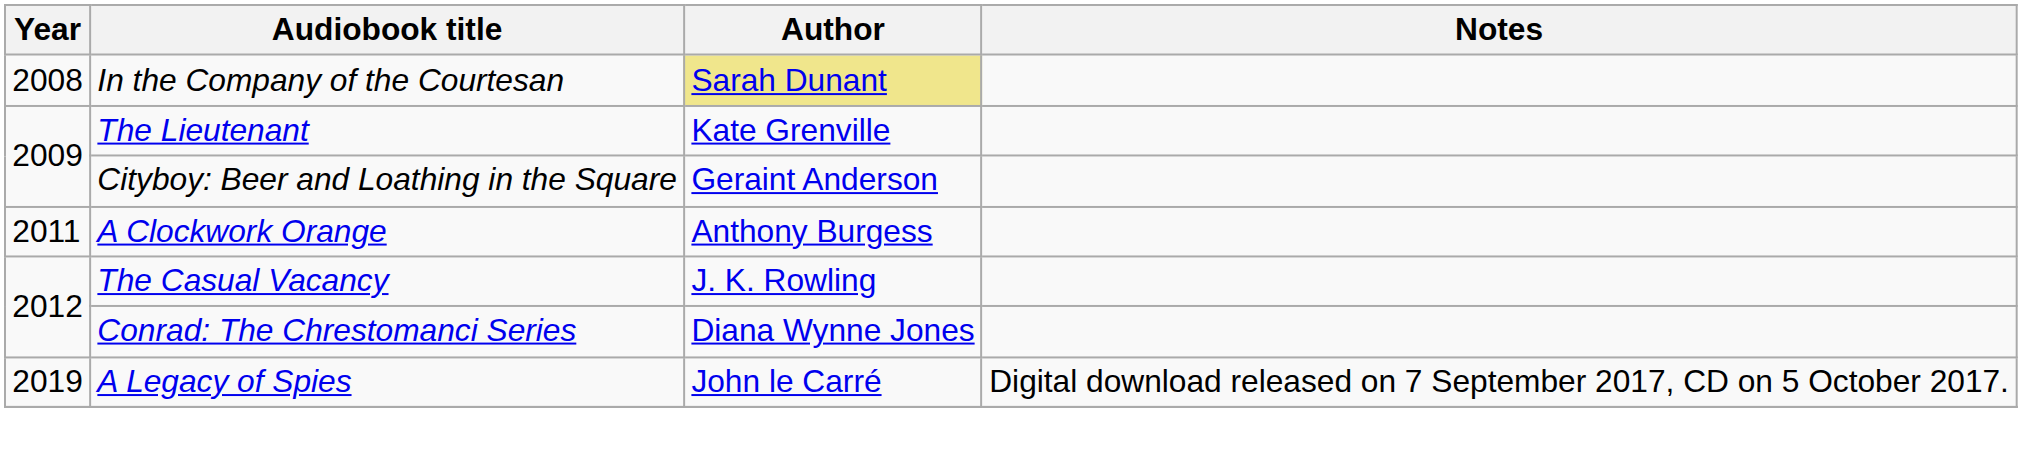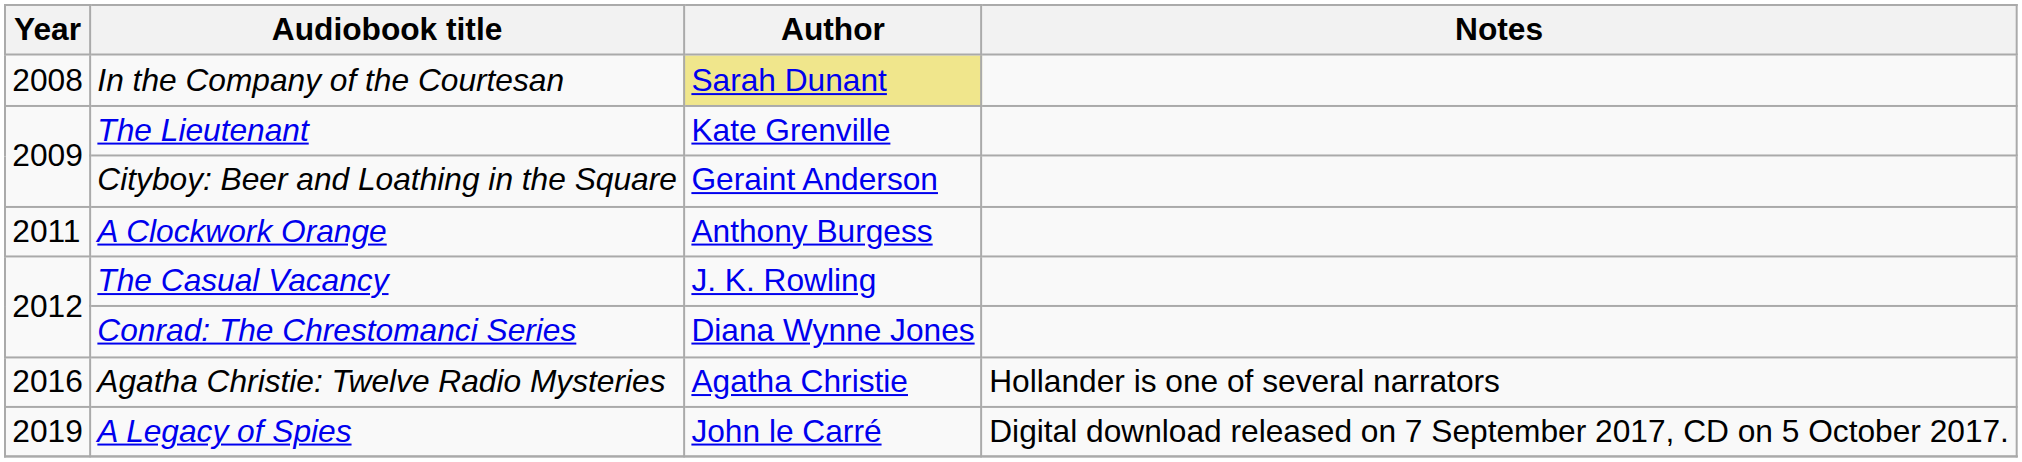+ row: (381, 381)
